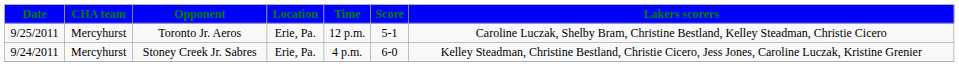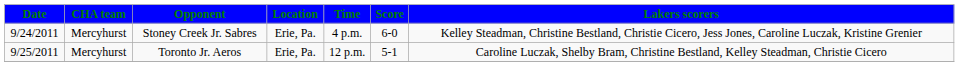rows swapped: (200, 52) <-> (200, 33)
